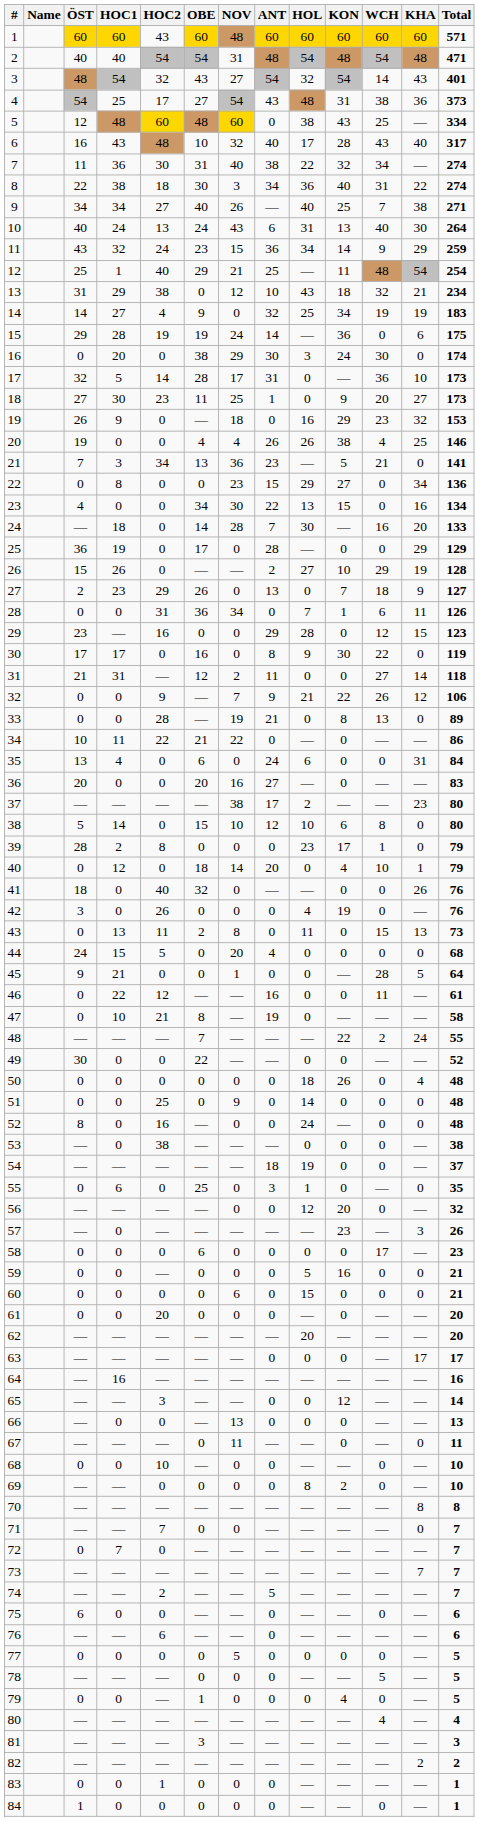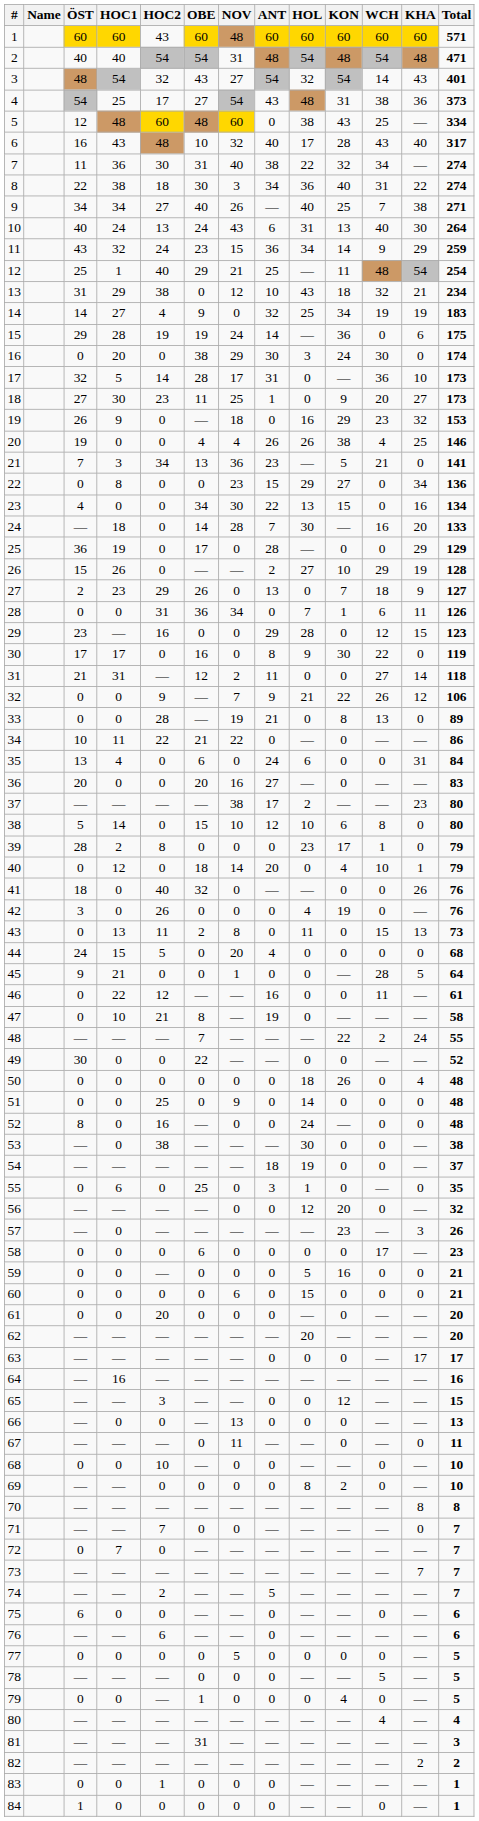(307, 1144) 0 -> (307, 1144) 30
(456, 1400) 14 -> (456, 1400) 15
(201, 1741) 3 -> (201, 1741) 31
